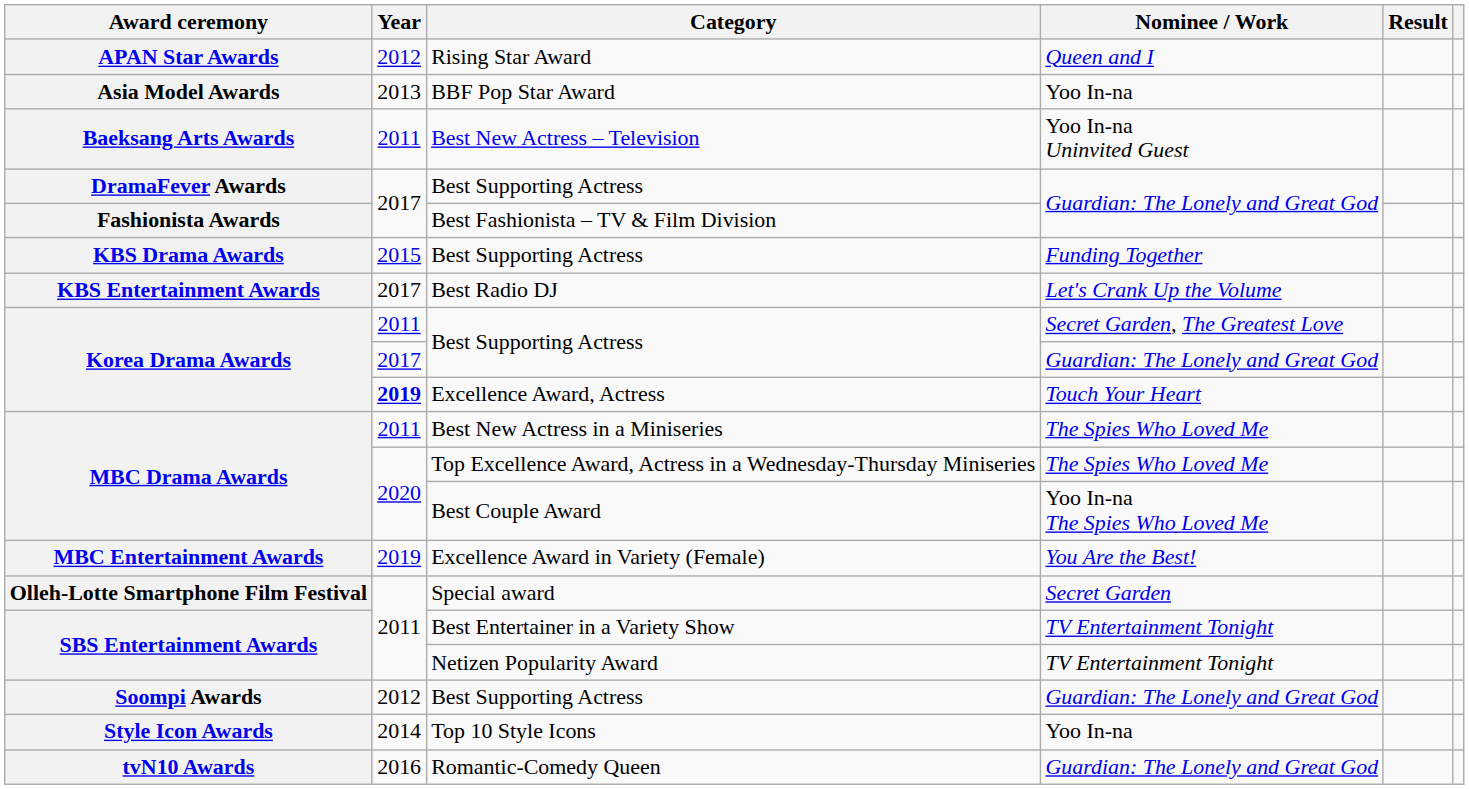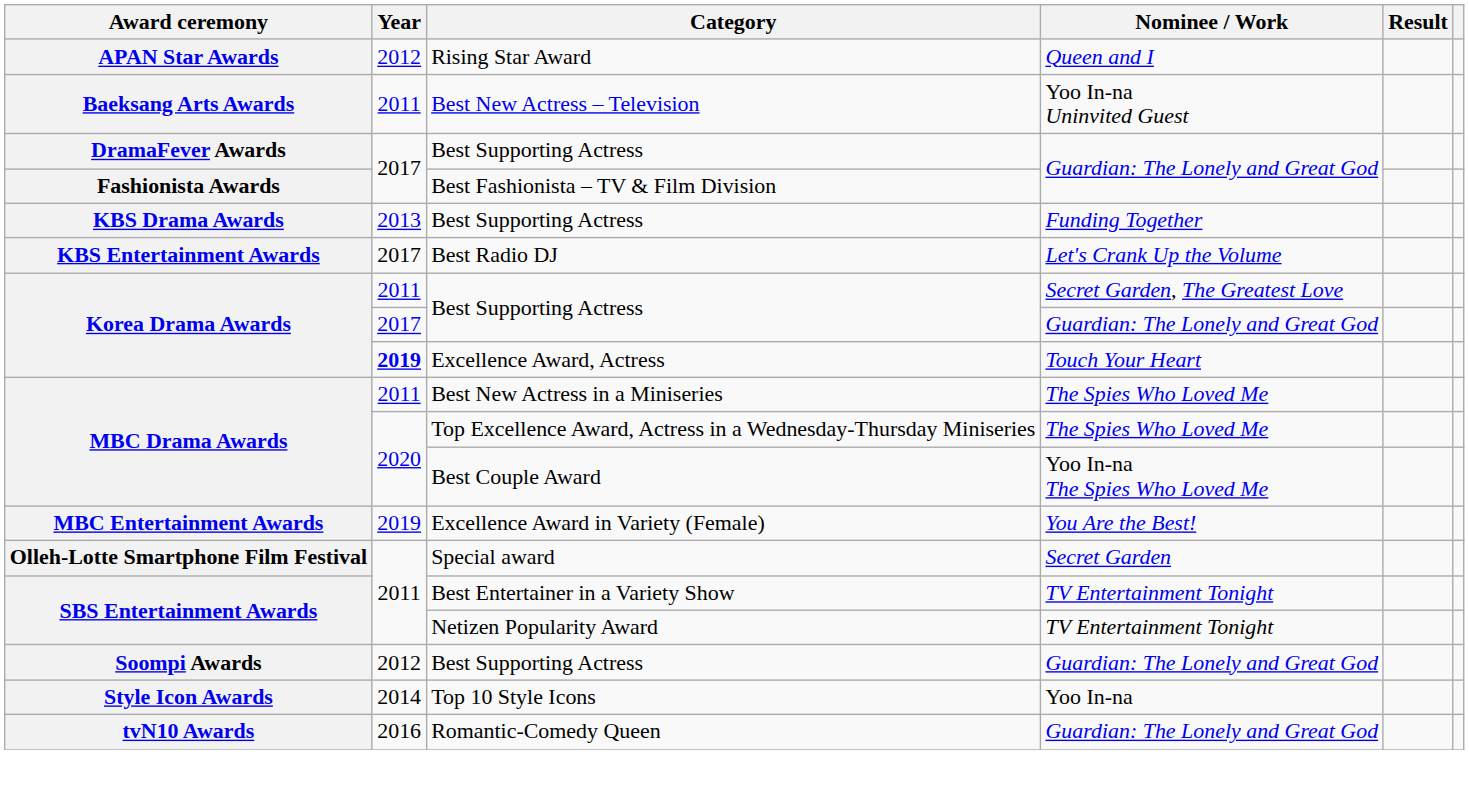- row: (188, 91)
(399, 255) 2015 -> (399, 220) 2013
